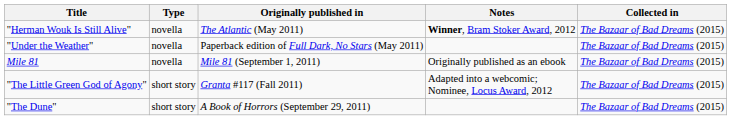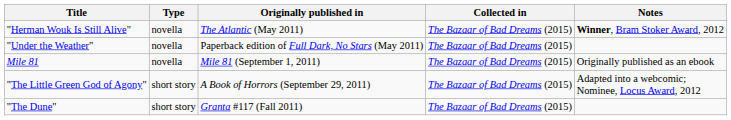columns swapped: (652, 12) <-> (502, 12)
(251, 84) Granta #117 (Fall 2011) -> (285, 84) A Book of Horrors (September 29, 2011)
(285, 106) A Book of Horrors (September 29, 2011) -> (251, 106) Granta #117 (Fall 2011)
